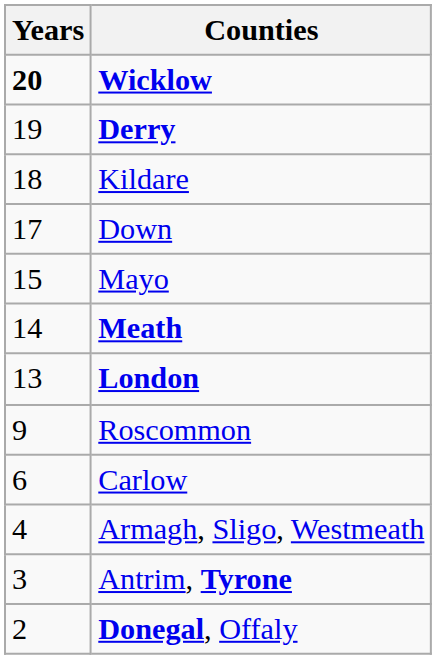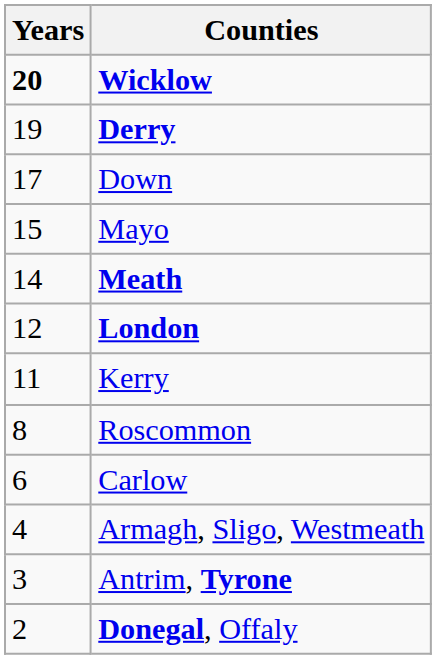- row: (144, 179)
(27, 378) 13 -> (27, 328) 12
+ row: (134, 378)
(20, 428) 9 -> (20, 428) 8
